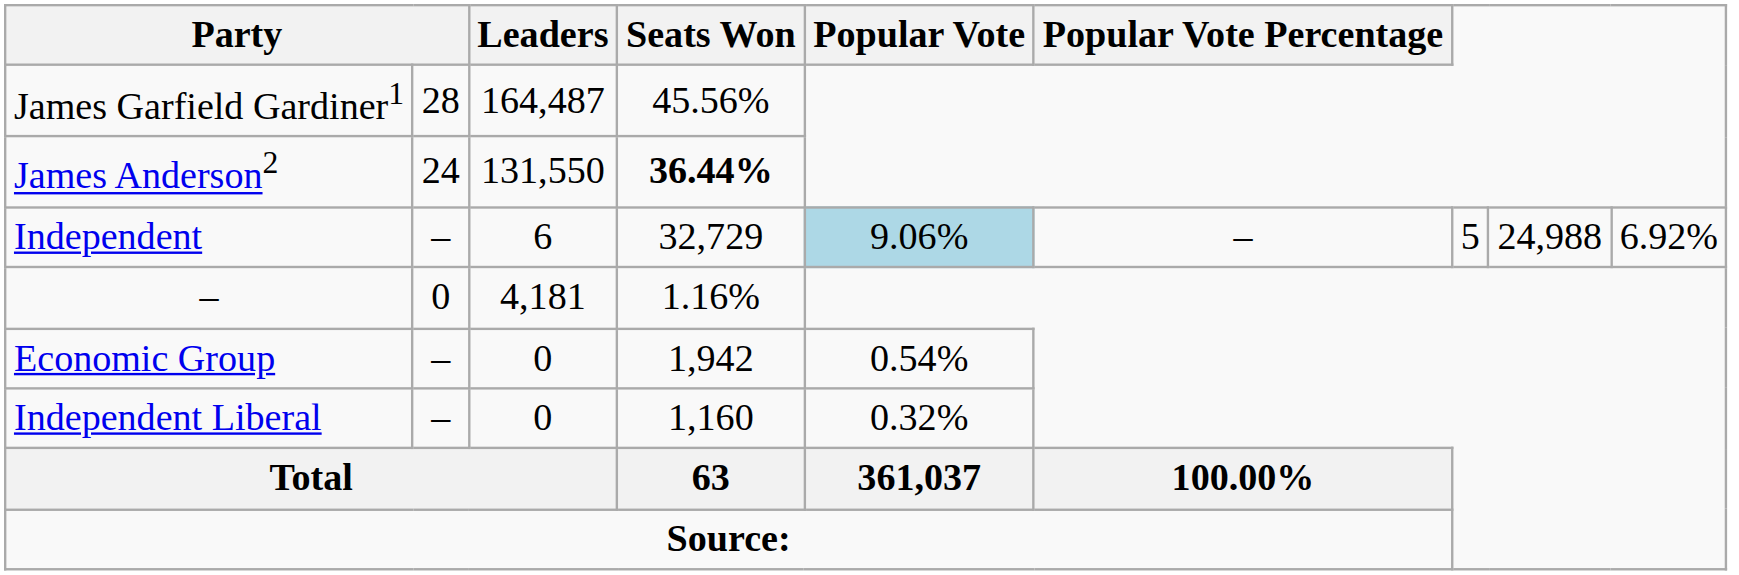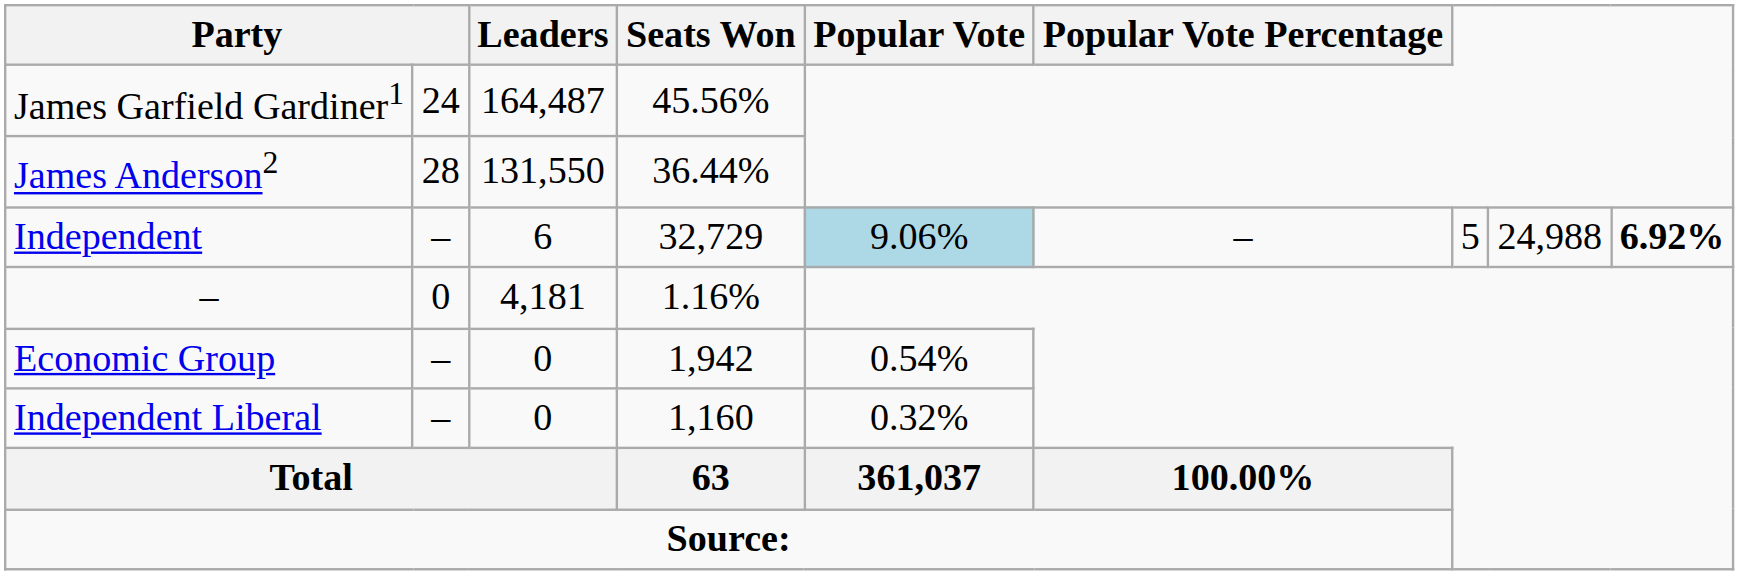(441, 100) 28 -> (441, 100) 24
(441, 170) 24 -> (441, 170) 28
(711, 170) bold -> (711, 170) normal
(1669, 236) normal -> (1672, 236) bold
